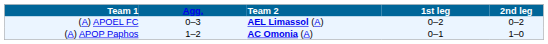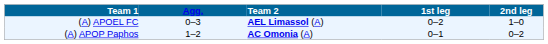(516, 22) 0–2 -> (516, 22) 1–0
(516, 34) 1–0 -> (516, 34) 0–2
